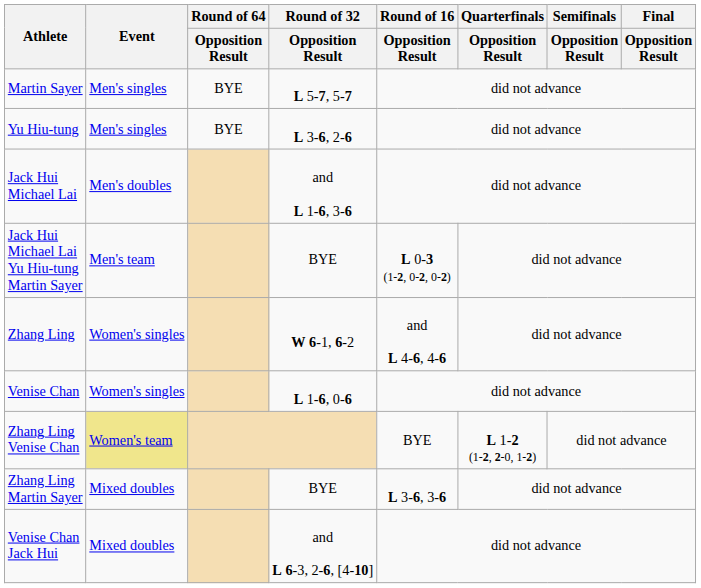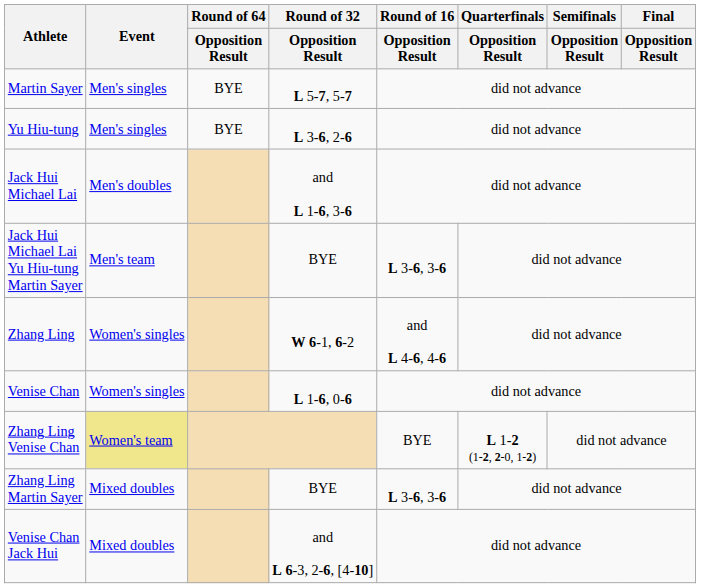(417, 268) L 0-3 (1-2, 0-2, 0-2) -> (417, 268) L 3-6, 3-6
